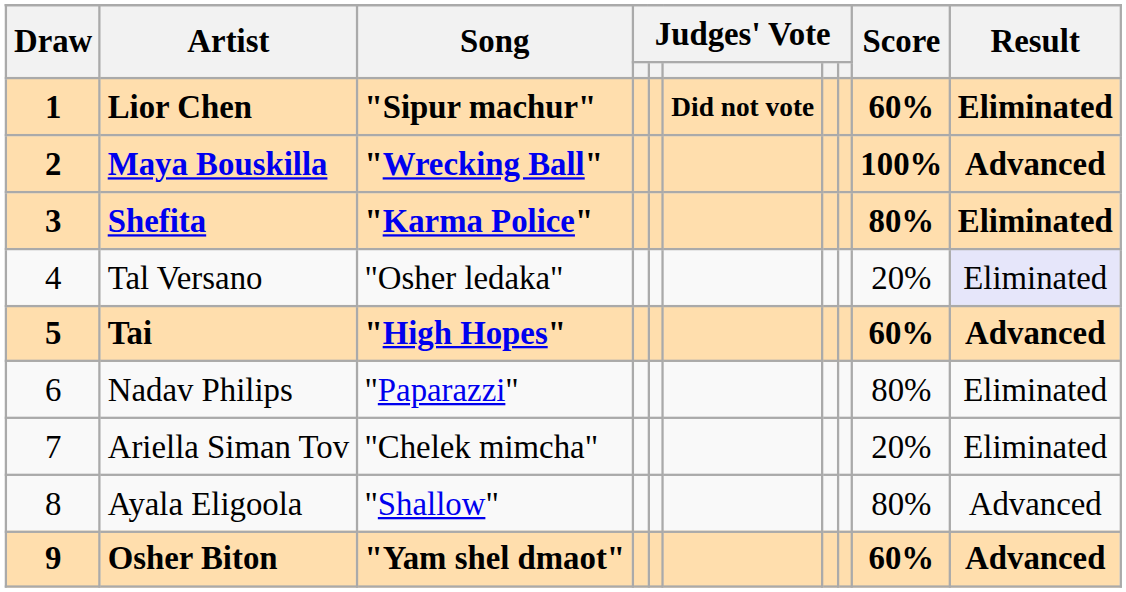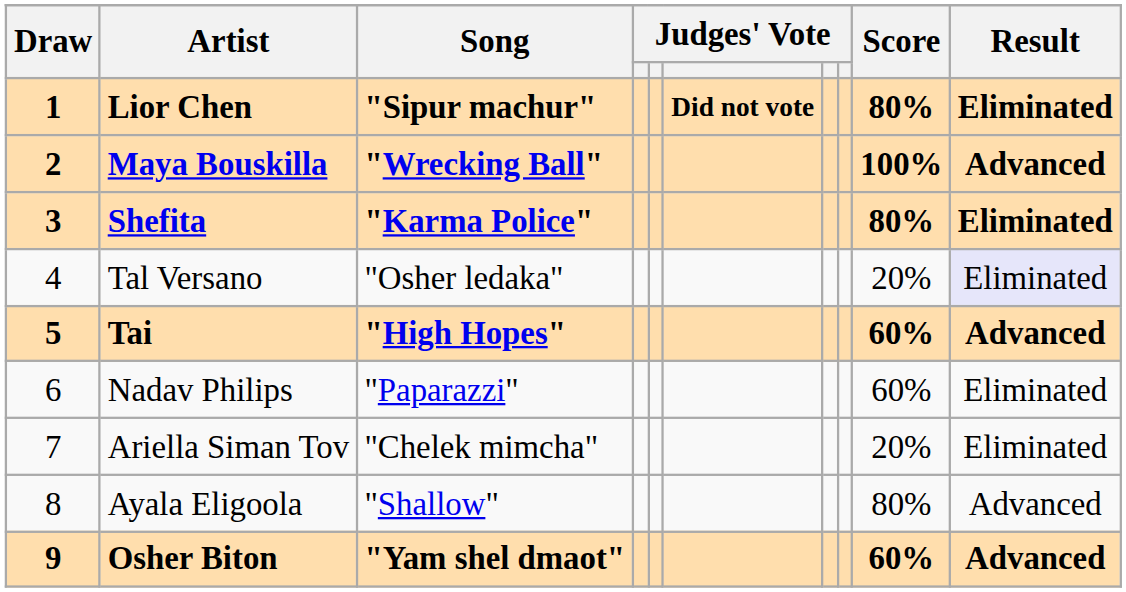(901, 107) 60% -> (901, 107) 80%
(901, 390) 80% -> (901, 390) 60%
